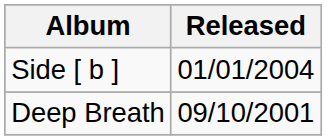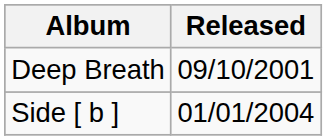rows swapped: (88, 112) <-> (65, 69)
